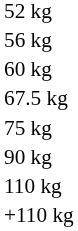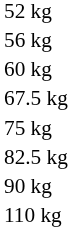+ row: (36, 157)
- row: (39, 215)
